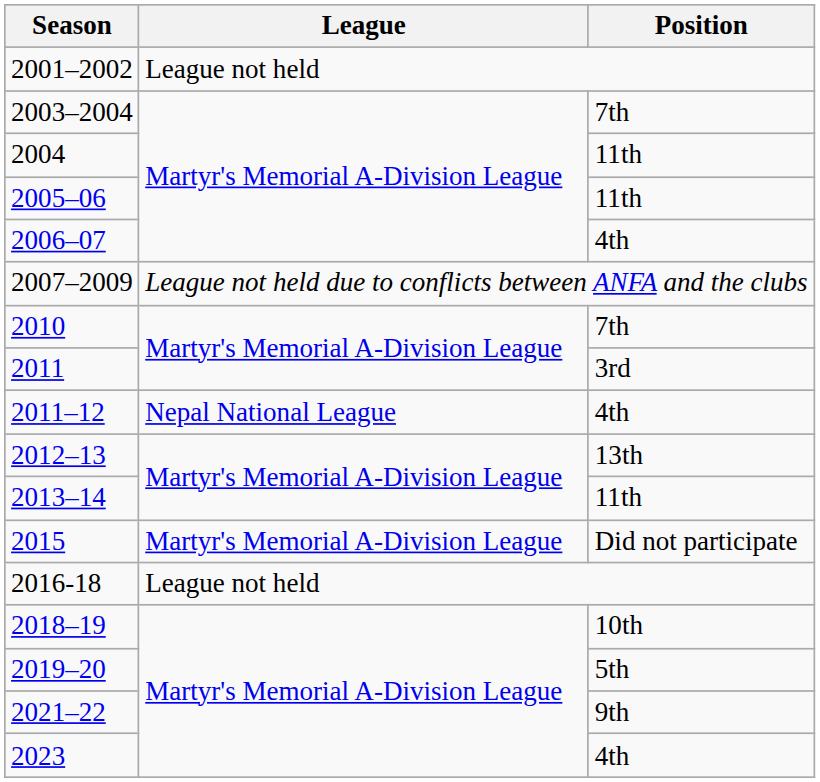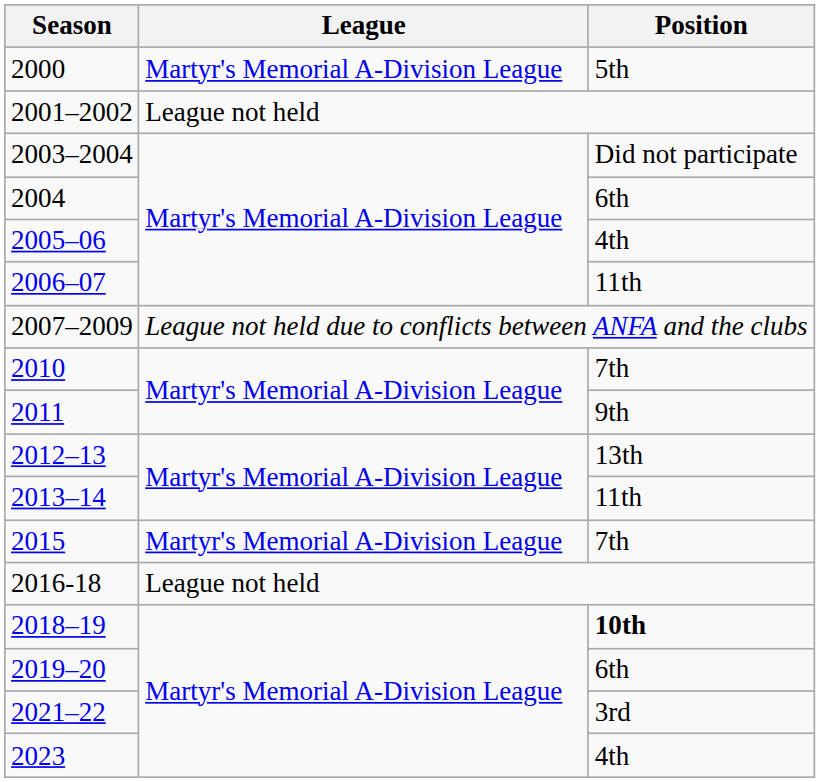+ row: (38, 68)
(612, 111) 7th -> (696, 154) Did not participate
(618, 154) 11th -> (612, 197) 6th
(618, 197) 11th -> (612, 240) 4th
(612, 240) 4th -> (618, 283) 11th
(613, 369) 3rd -> (612, 411) 9th
- row: (58, 411)
(696, 540) Did not participate -> (612, 540) 7th
(619, 626) normal -> (620, 626) bold
(612, 669) 5th -> (612, 669) 6th
(612, 712) 9th -> (613, 712) 3rd
